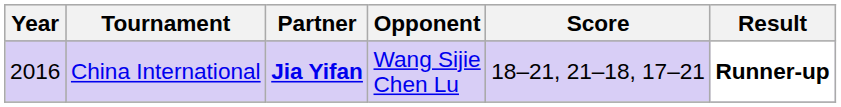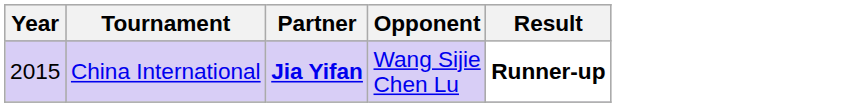- column: (598, 23)
(35, 71) 2016 -> (35, 71) 2015
